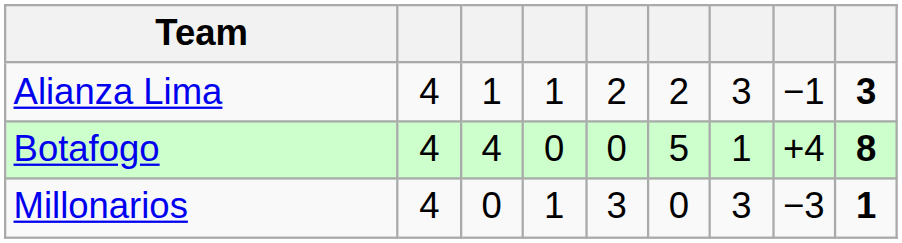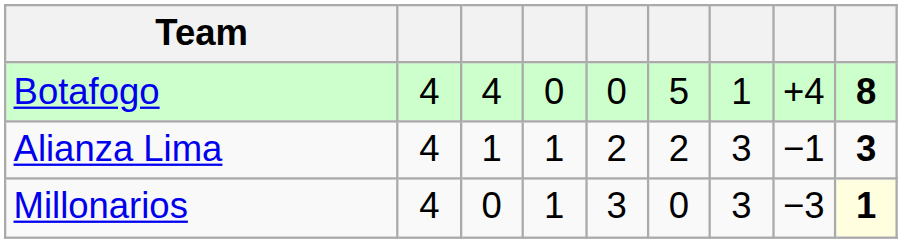rows swapped: (87, 149) <-> (118, 91)
(866, 206) no background -> (866, 206) lightyellow background
